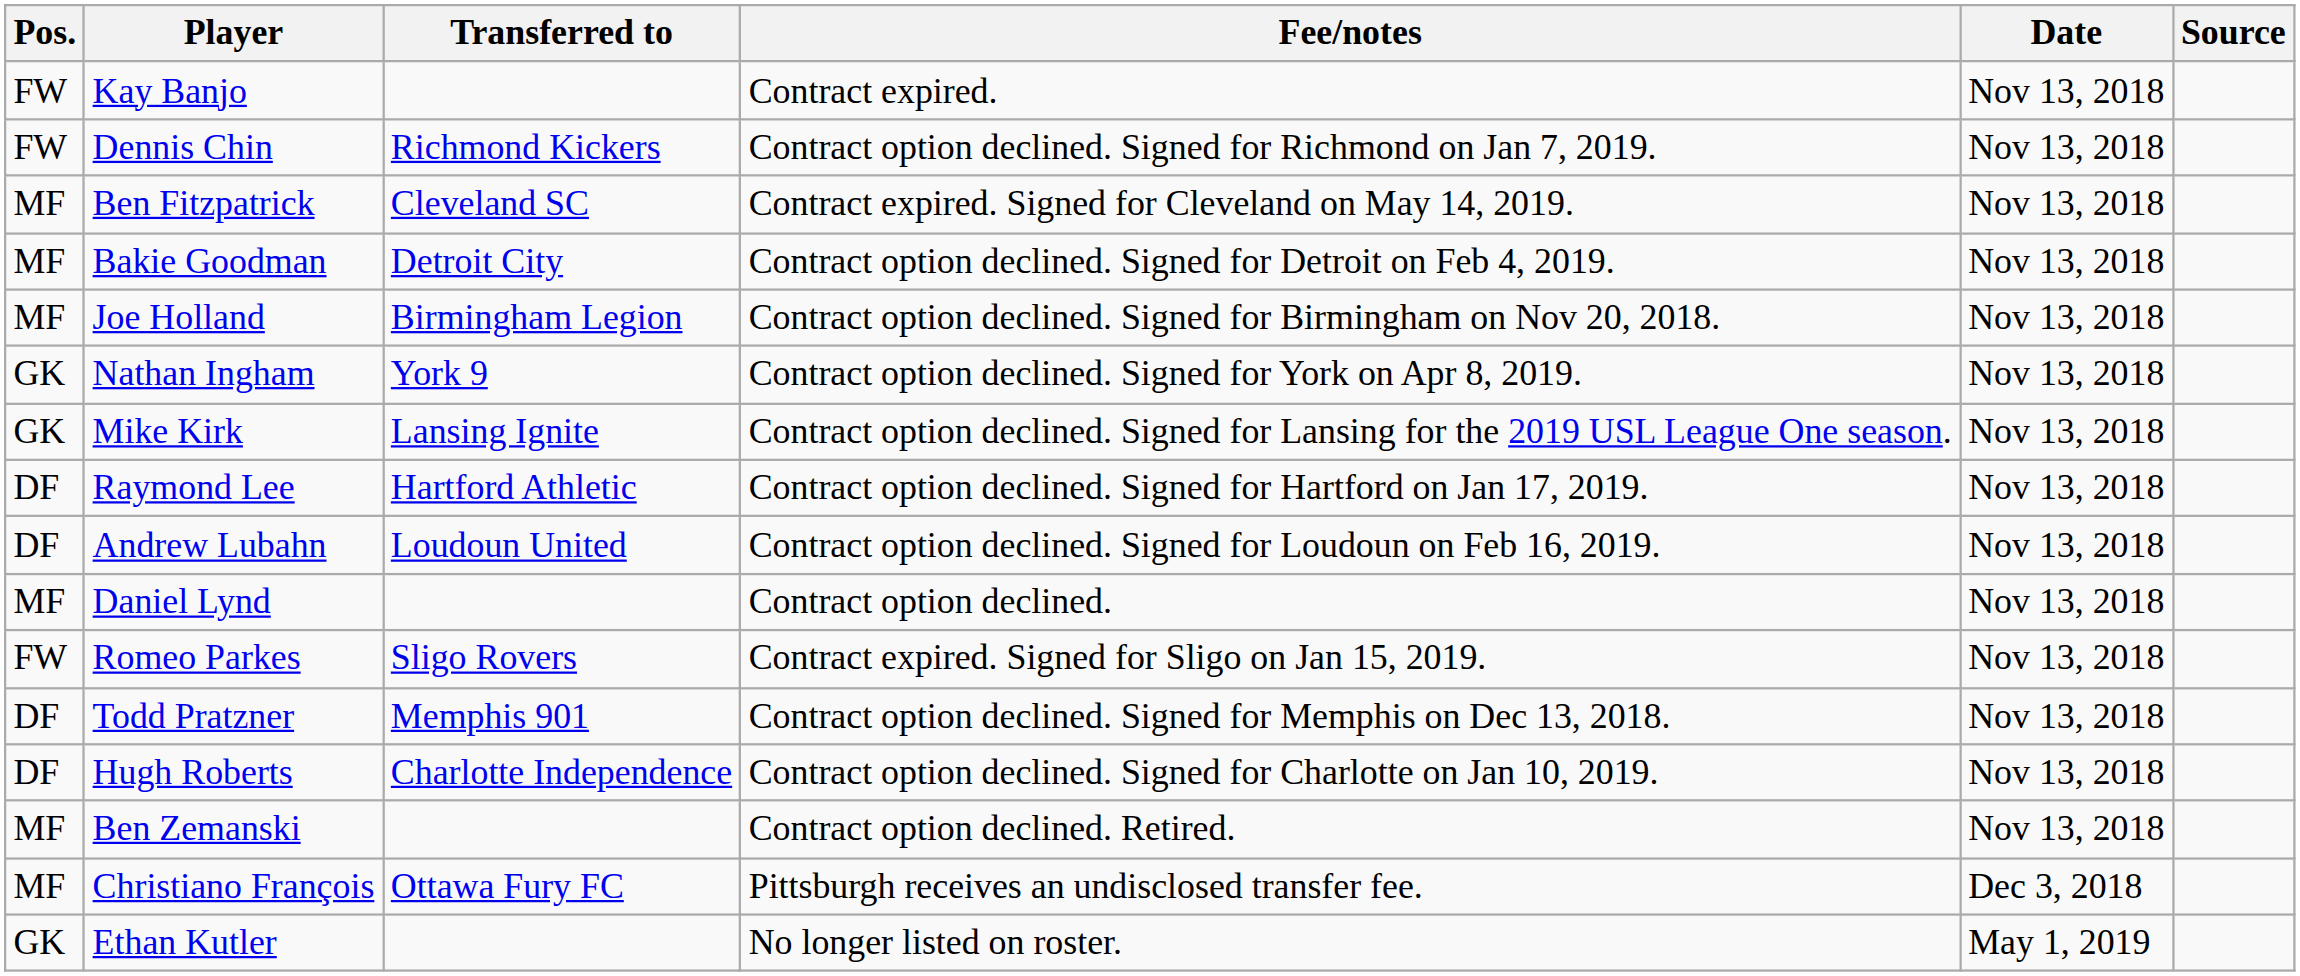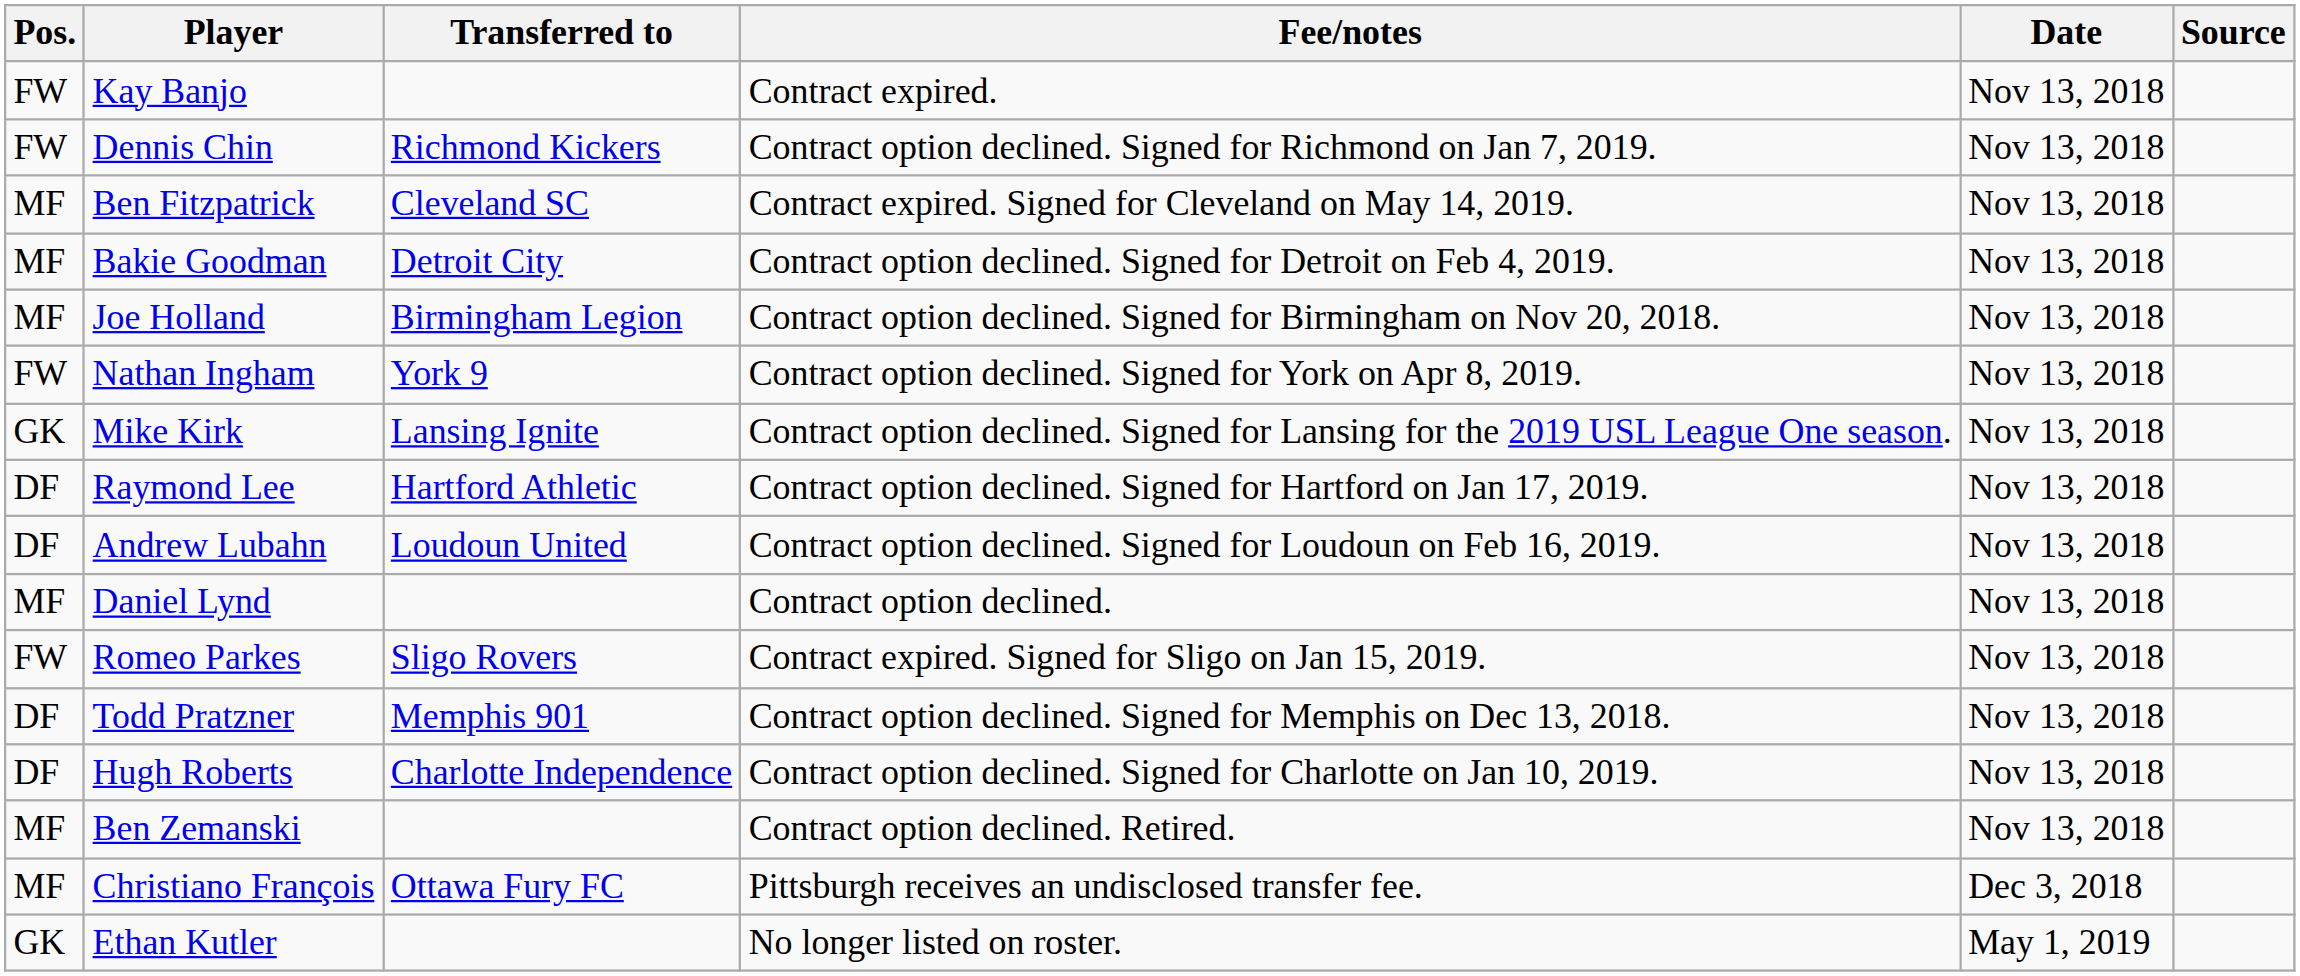(39, 373) GK -> (40, 373) FW
